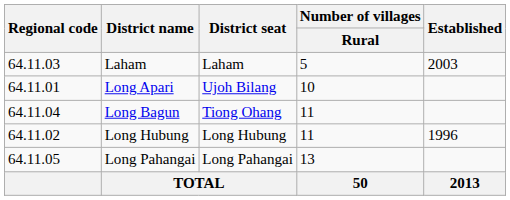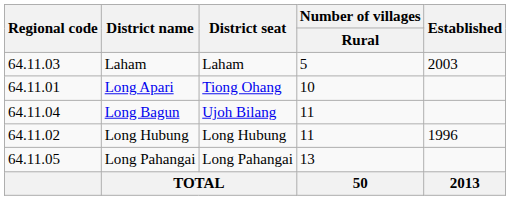(239, 87) Ujoh Bilang -> (242, 87) Tiong Ohang
(242, 111) Tiong Ohang -> (239, 111) Ujoh Bilang
